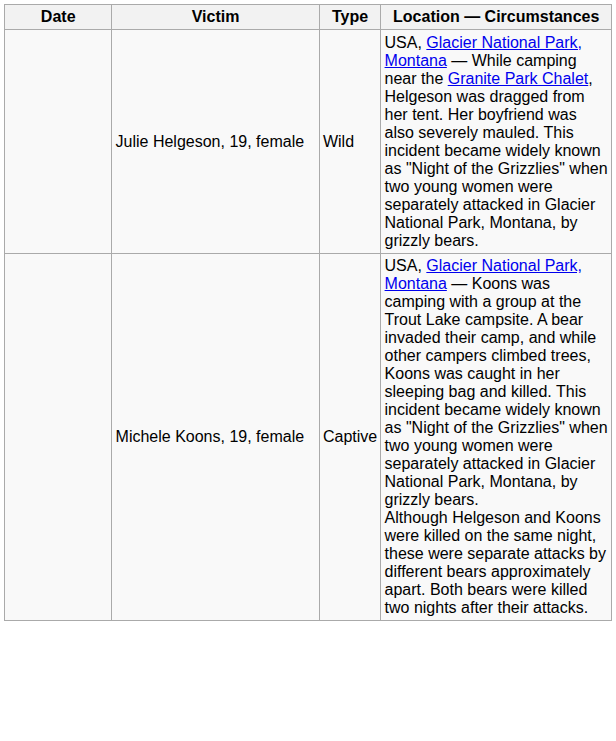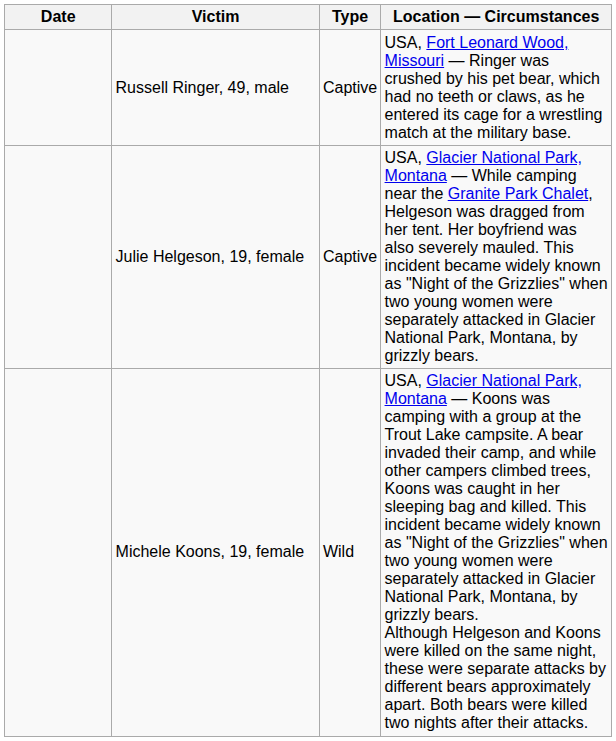+ row: (202, 87)
(338, 141) Wild -> (350, 256) Captive
(350, 436) Captive -> (338, 552) Wild
